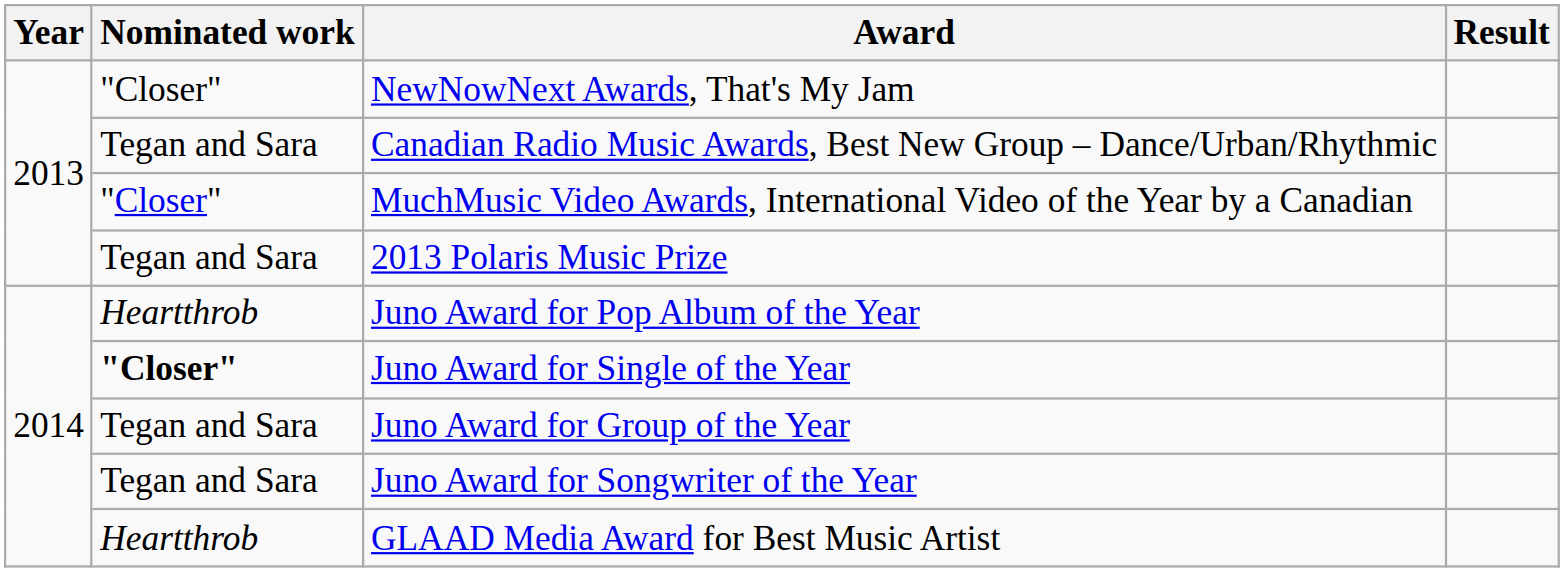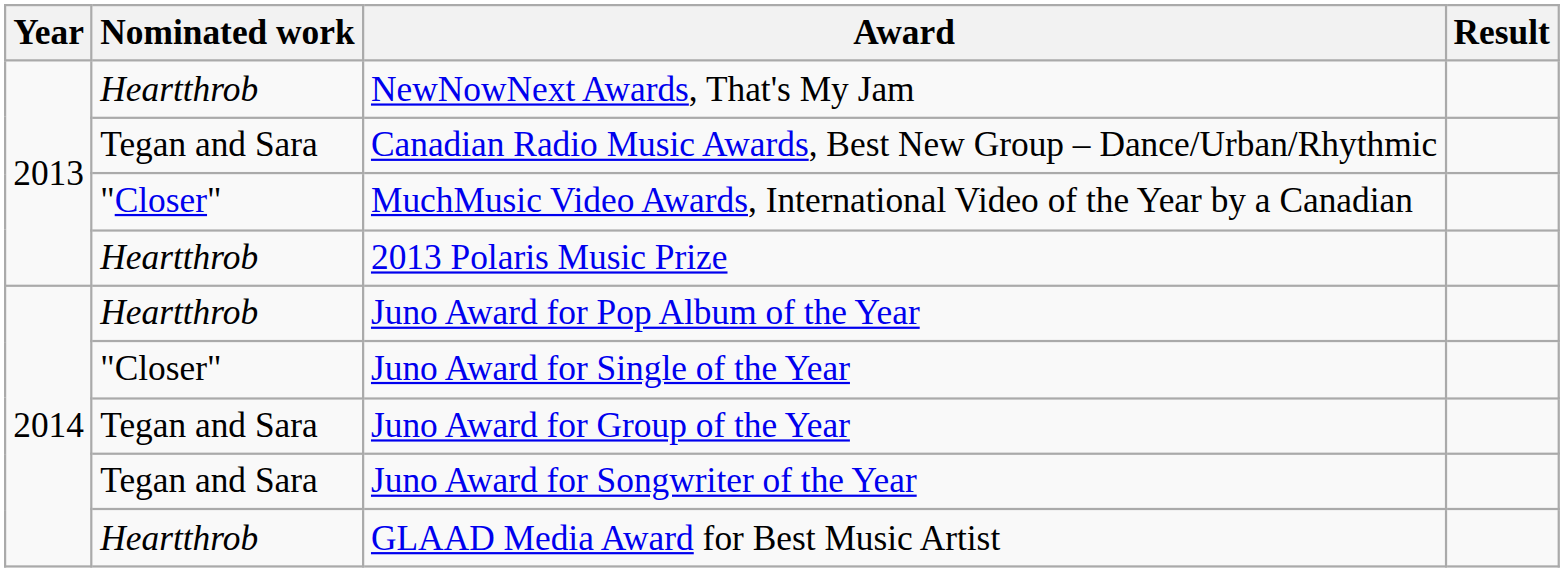(161, 88) "Closer" -> (179, 88) Heartthrob
(209, 256) Tegan and Sara -> (179, 256) Heartthrob
(169, 369) bold -> (161, 369) normal
